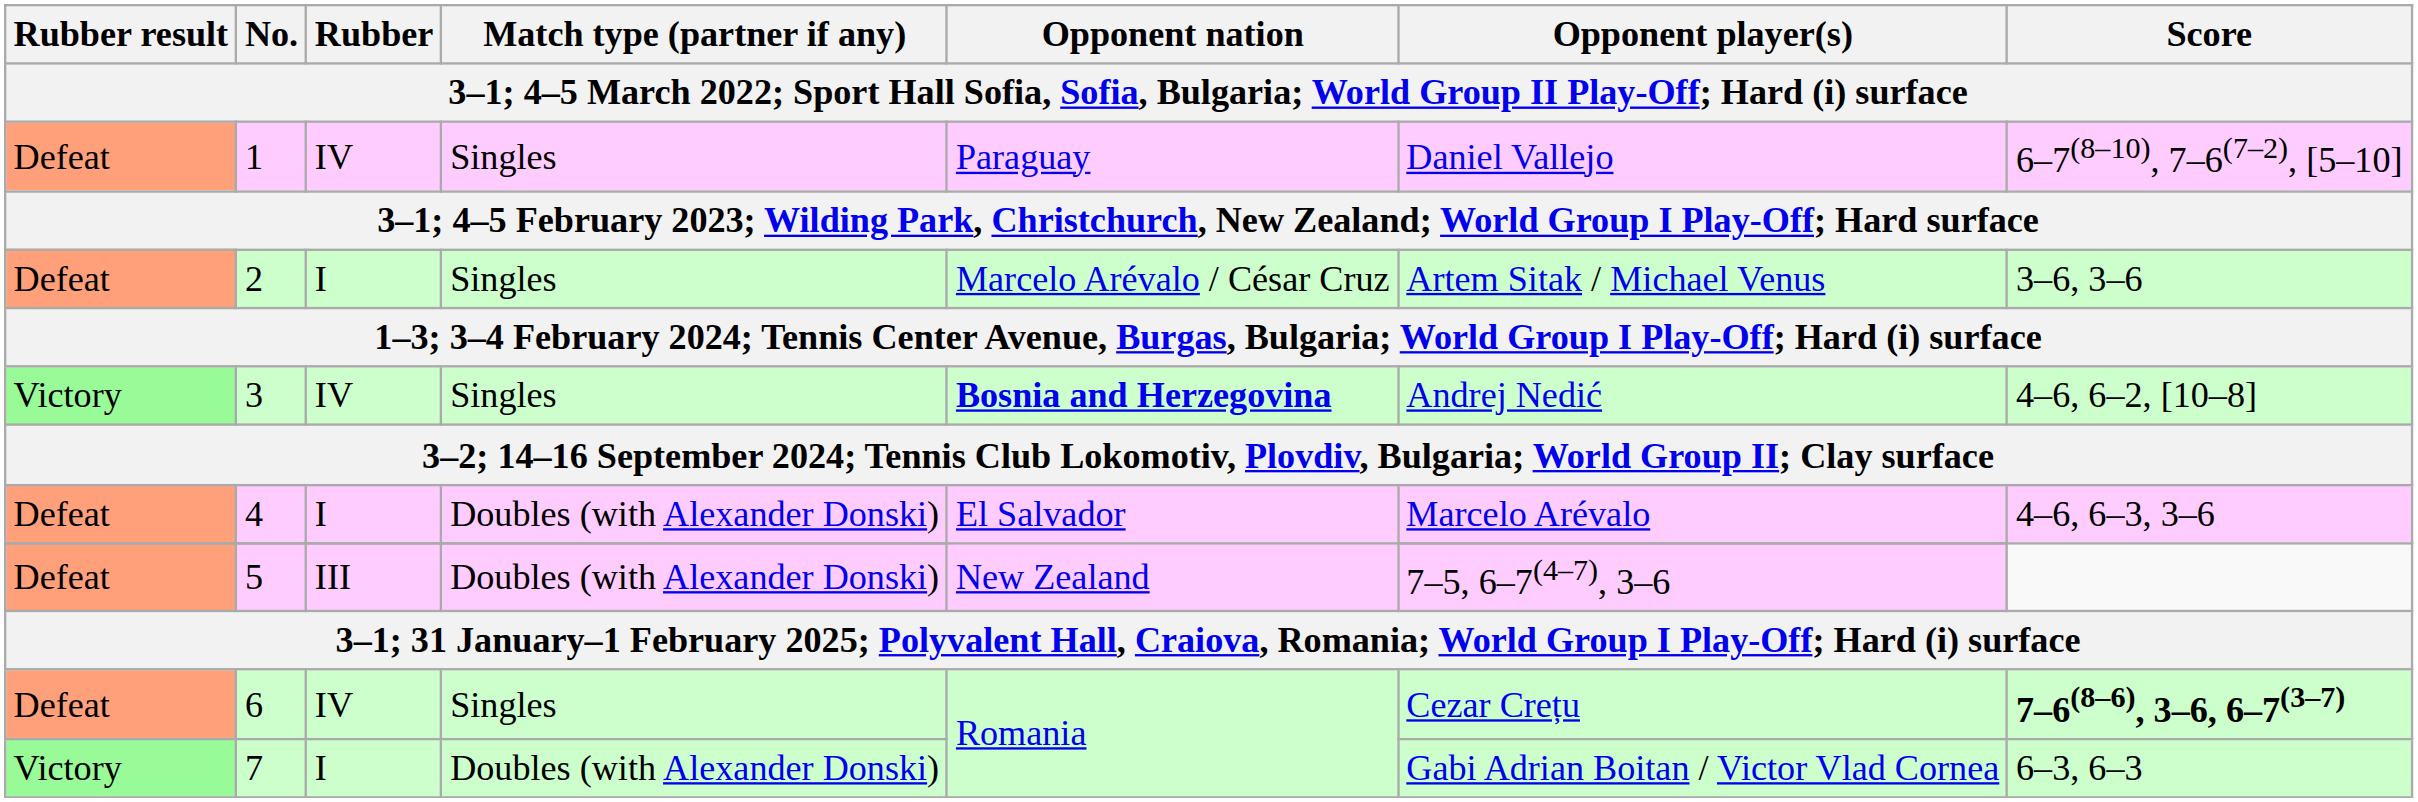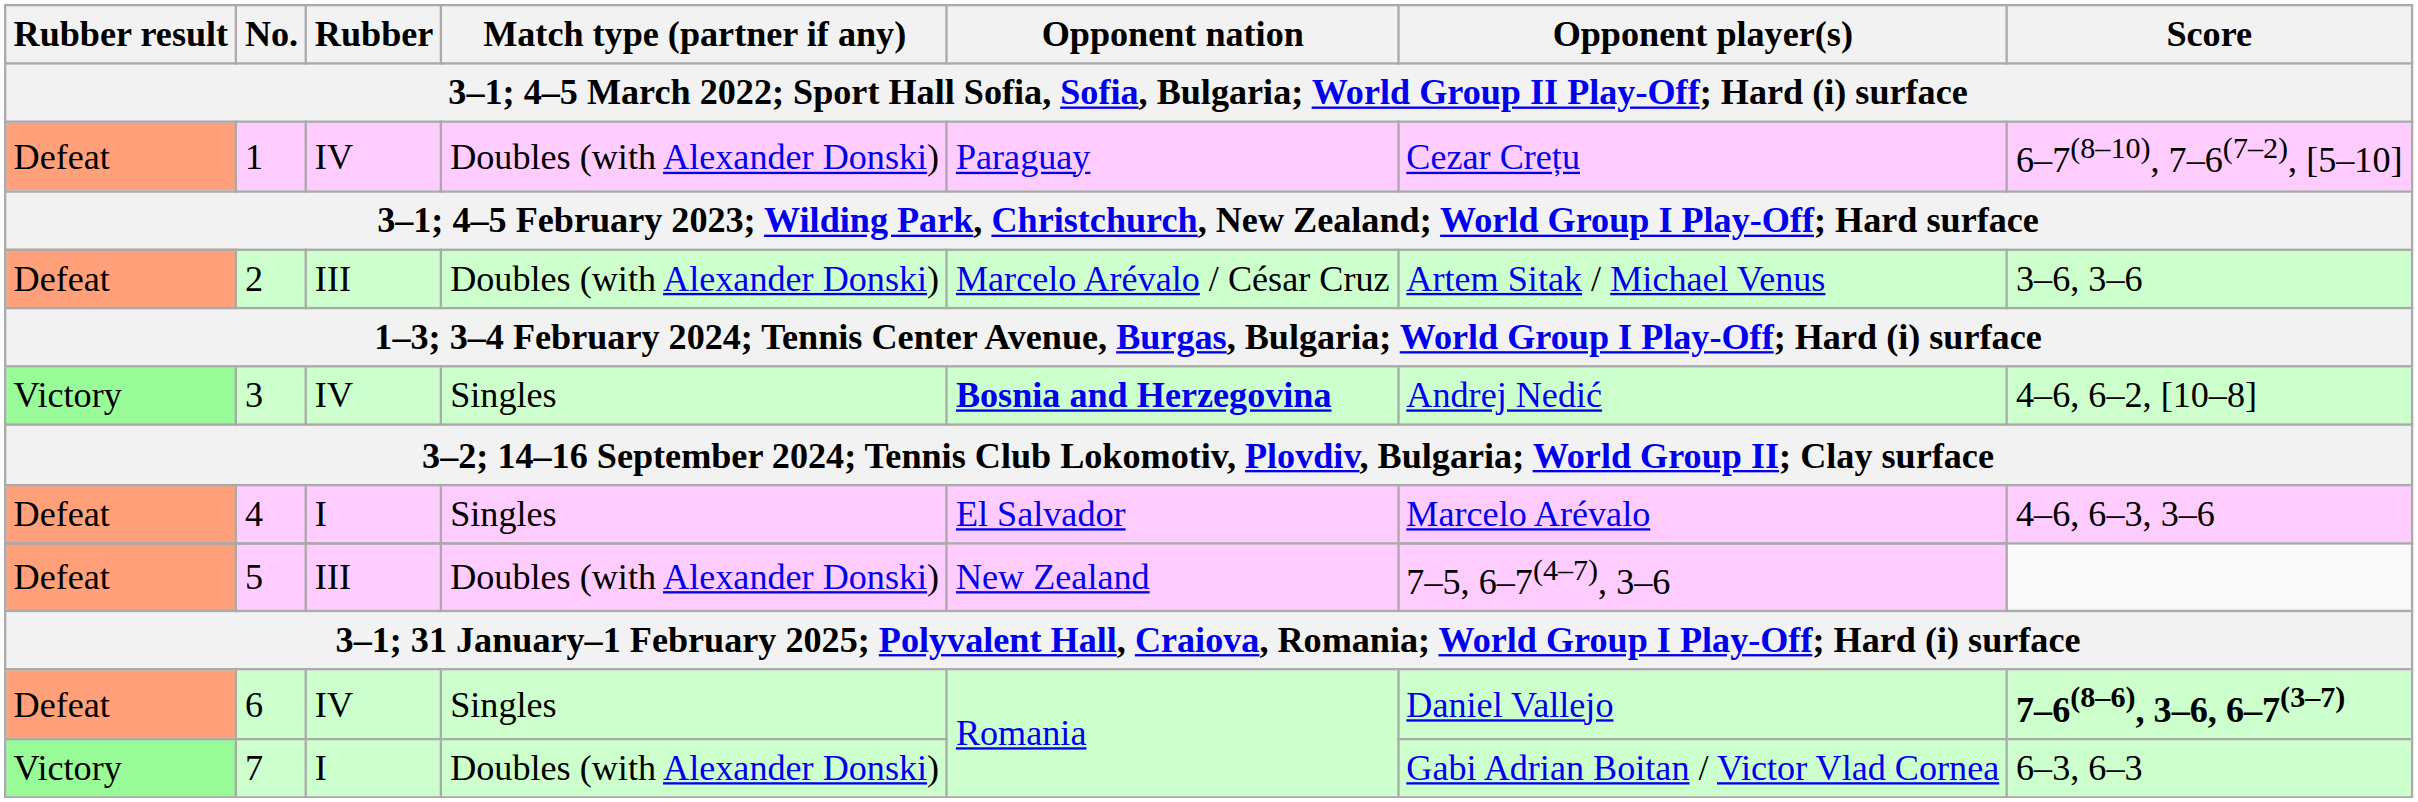(503, 155) Singles -> (695, 155) Doubles (with Alexander Donski)
(1510, 155) Daniel Vallejo -> (1493, 155) Cezar Crețu
(321, 277) I -> (333, 277) III
(503, 277) Singles -> (695, 277) Doubles (with Alexander Donski)
(695, 512) Doubles (with Alexander Donski) -> (503, 512) Singles
(1493, 703) Cezar Crețu -> (1510, 703) Daniel Vallejo
